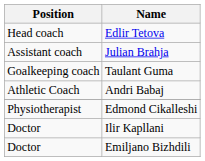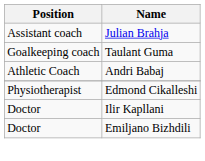- row: (135, 33)
